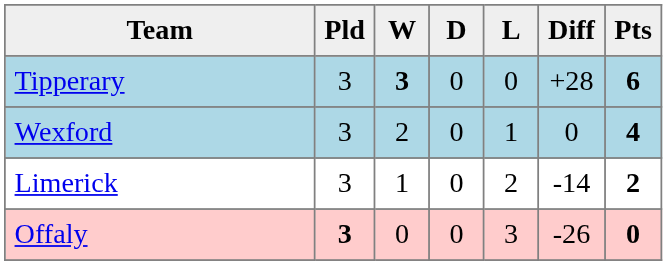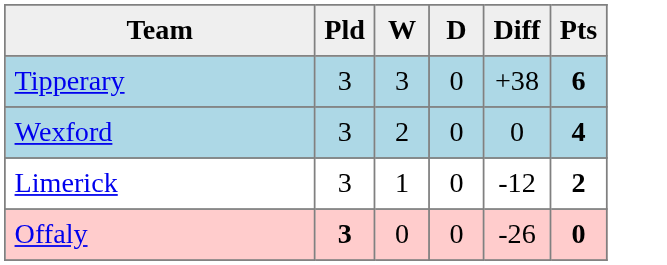- column: (511, 30)
(402, 81) bold -> (402, 81) normal
(572, 81) +28 -> (517, 81) +38
(572, 183) -14 -> (517, 183) -12
